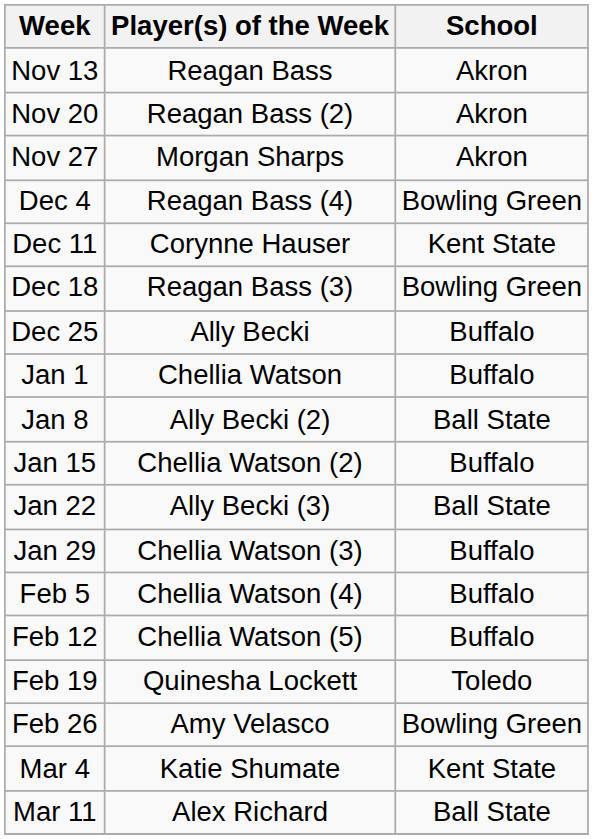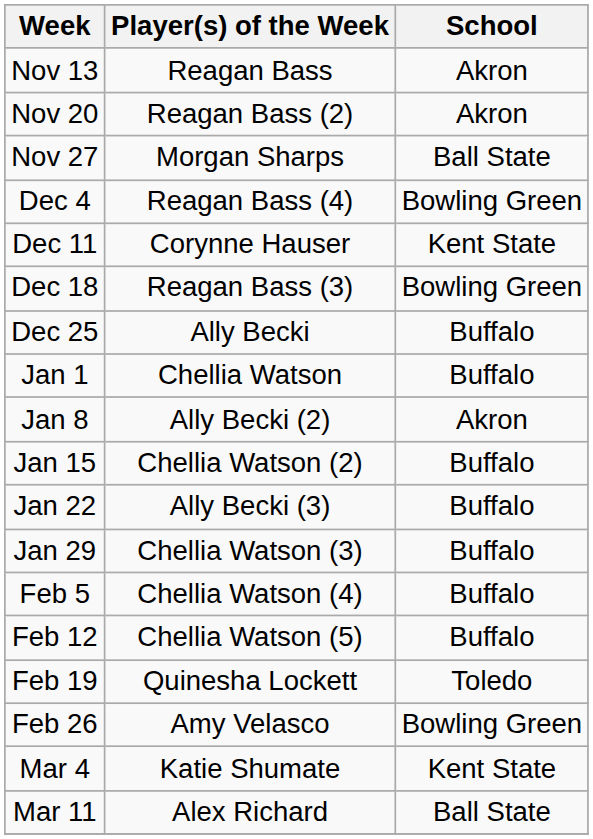(492, 157) Akron -> (492, 157) Ball State
(492, 419) Ball State -> (492, 419) Akron
(492, 506) Ball State -> (492, 506) Buffalo
